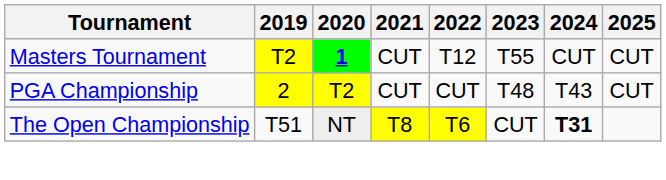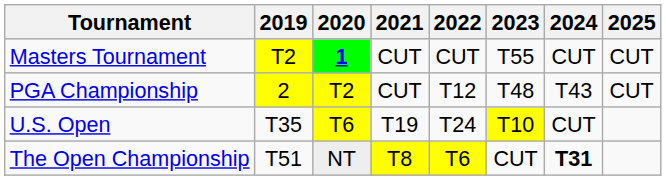(458, 56) T12 -> (458, 56) CUT
(458, 90) CUT -> (458, 90) T12
+ row: (60, 124)
